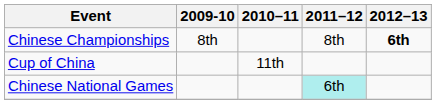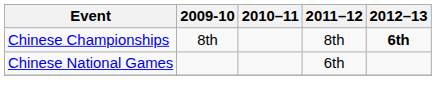- row: (51, 63)
(334, 87) paleturquoise background -> (334, 63) no background
